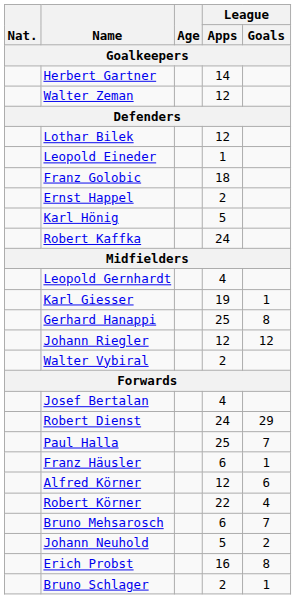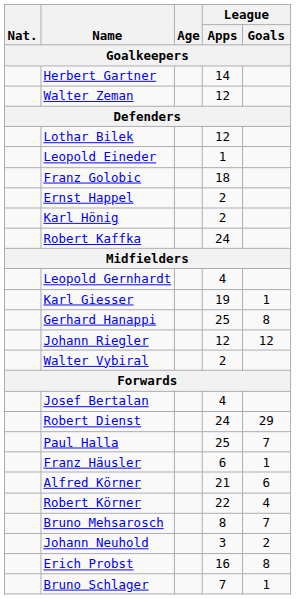(222, 218) 5 -> (222, 218) 2
(222, 482) 12 -> (222, 482) 21
(222, 523) 6 -> (222, 523) 8
(222, 543) 5 -> (222, 543) 3
(222, 584) 2 -> (222, 584) 7
